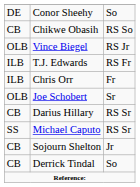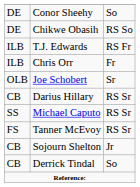(14, 29) CB -> (14, 29) DE
- row: (60, 46)
+ row: (67, 130)
